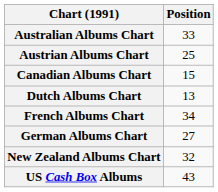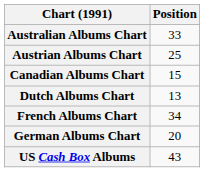(189, 136) 27 -> (175, 136) 20
- row: (84, 156)
